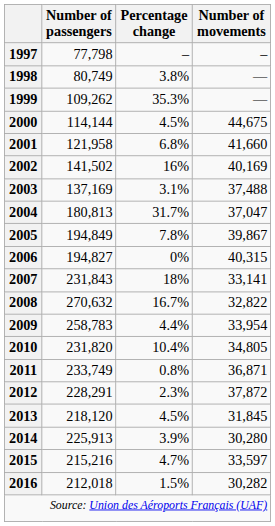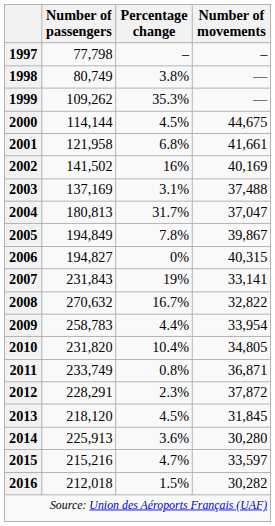(248, 144) 41,660 -> (248, 144) 41,661
(176, 280) 18% -> (176, 280) 19%
(174, 438) 3.9% -> (174, 438) 3.6%
